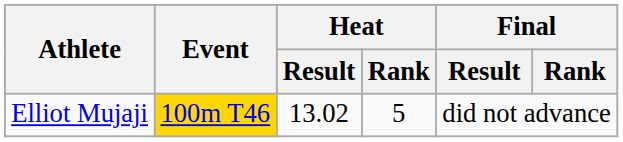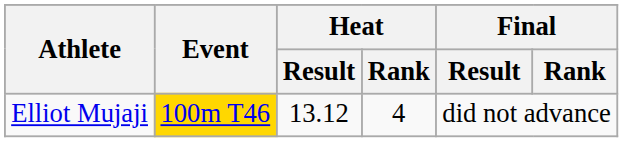(319, 114) 13.02 -> (319, 114) 13.12
(399, 114) 5 -> (399, 114) 4
